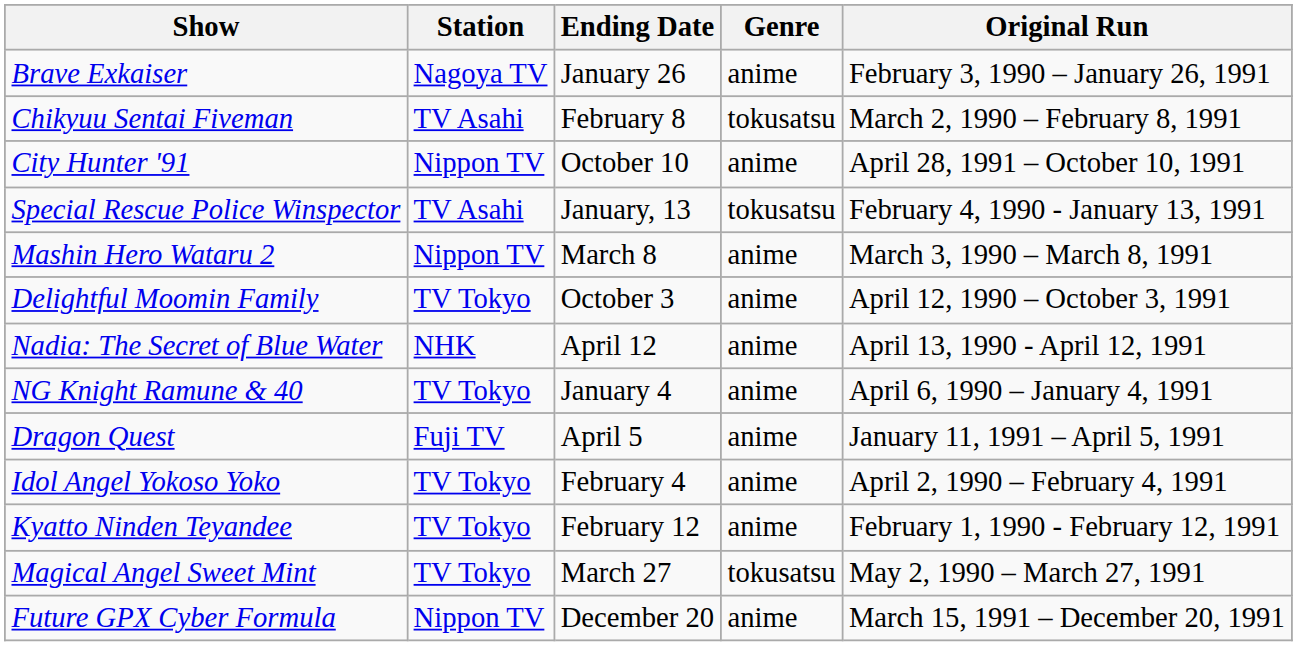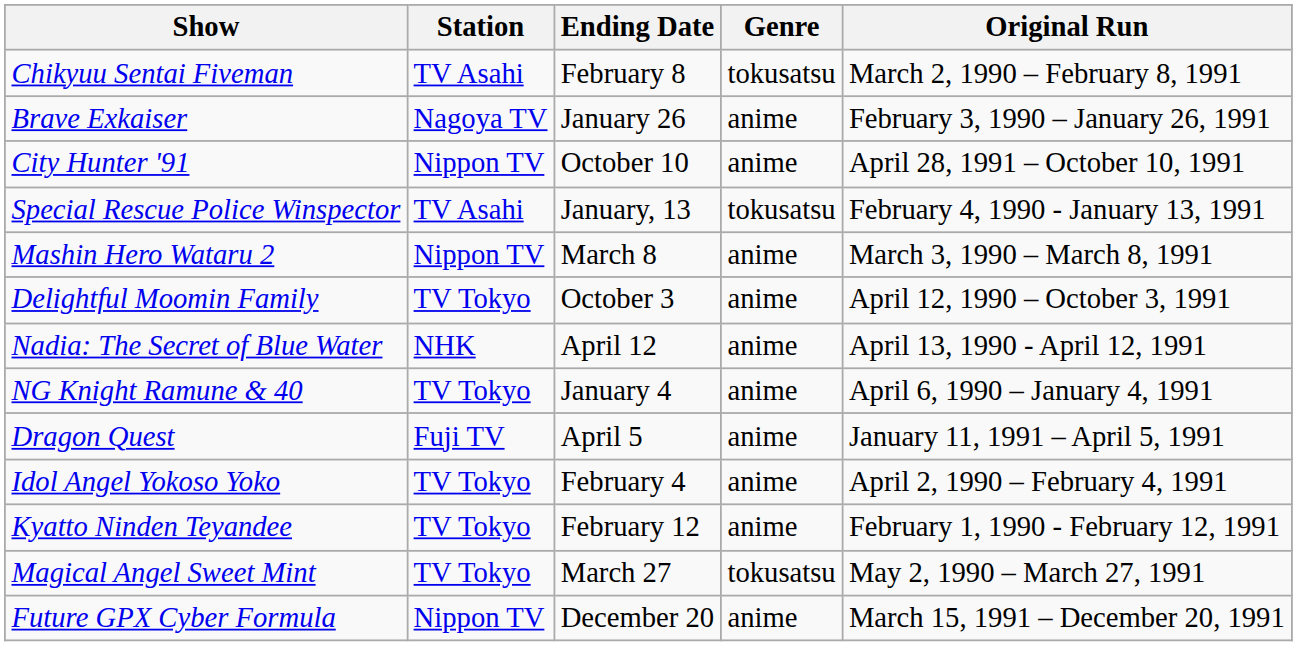rows swapped: (99, 72) <-> (152, 118)
